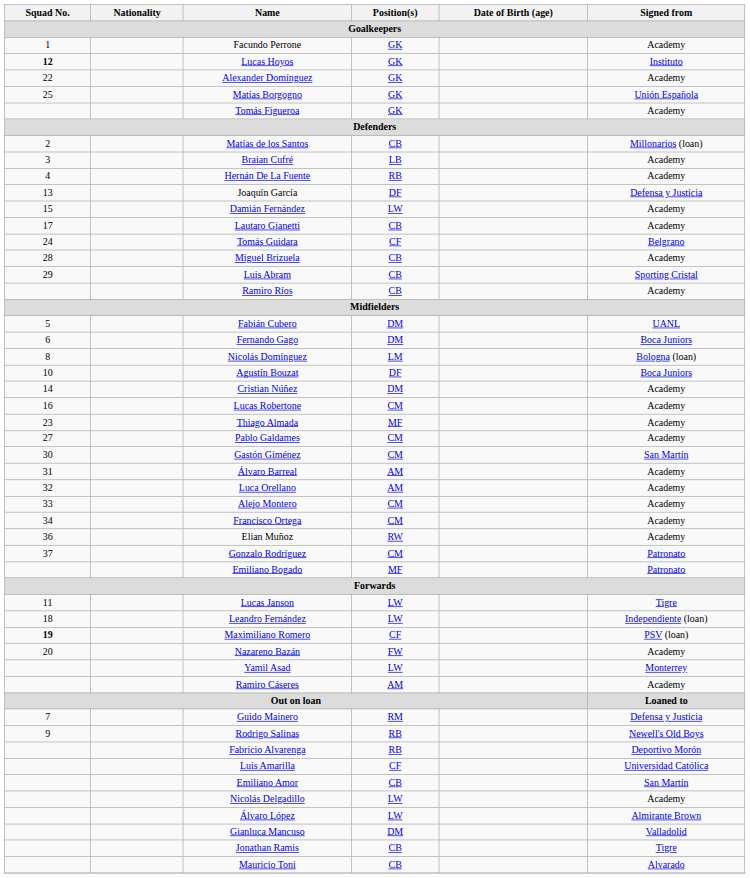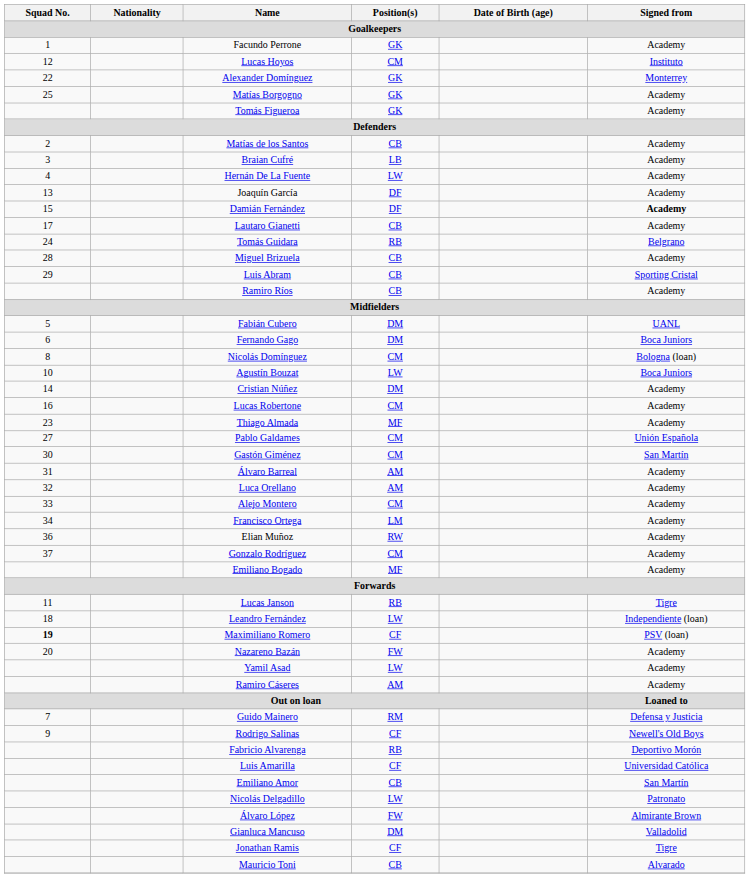(48, 62) bold -> (48, 62) normal
(395, 62) GK -> (395, 62) CM
(666, 78) Academy -> (666, 78) Monterrey
(666, 95) Unión Española -> (666, 95) Academy
(666, 144) Millonarios (loan) -> (666, 144) Academy
(395, 176) RB -> (395, 176) LW
(666, 193) Defensa y Justicia -> (666, 193) Academy
(395, 209) LW -> (395, 209) DF
(666, 209) normal -> (666, 209) bold
(395, 242) CF -> (395, 242) RB
(395, 357) LM -> (395, 357) CM
(395, 373) DF -> (395, 373) LW
(666, 439) Academy -> (666, 439) Unión Española
(395, 521) CM -> (395, 521) LM
(666, 553) Patronato -> (666, 553) Academy
(666, 570) Patronato -> (666, 570) Academy
(395, 603) LW -> (395, 603) RB
(666, 668) Monterrey -> (666, 668) Academy
(395, 734) RB -> (395, 734) CF
(666, 799) Academy -> (666, 799) Patronato
(395, 816) LW -> (395, 816) FW
(395, 848) CB -> (395, 848) CF
